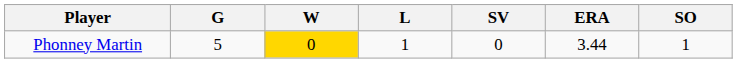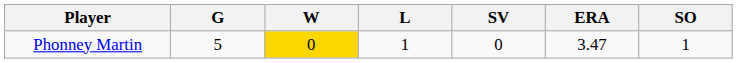(592, 44) 3.44 -> (592, 44) 3.47
